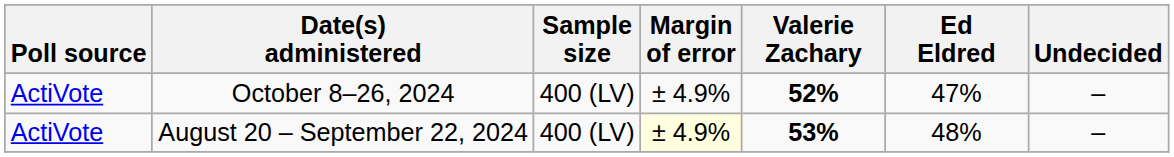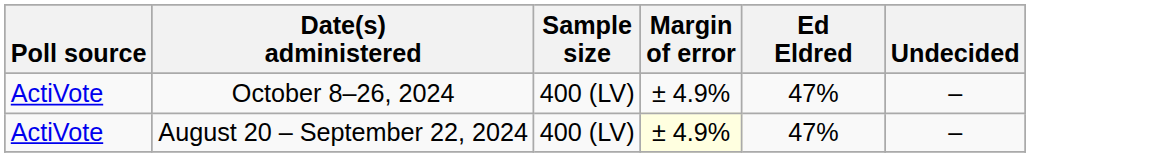- column: (813, 39)
(956, 133) 48% -> (813, 133) 47%
